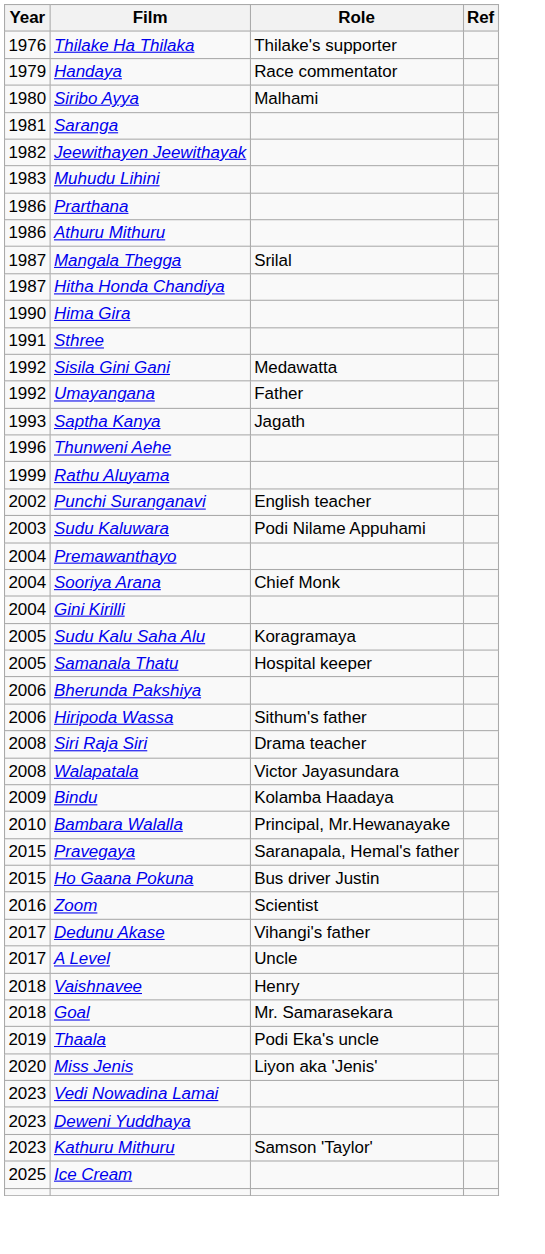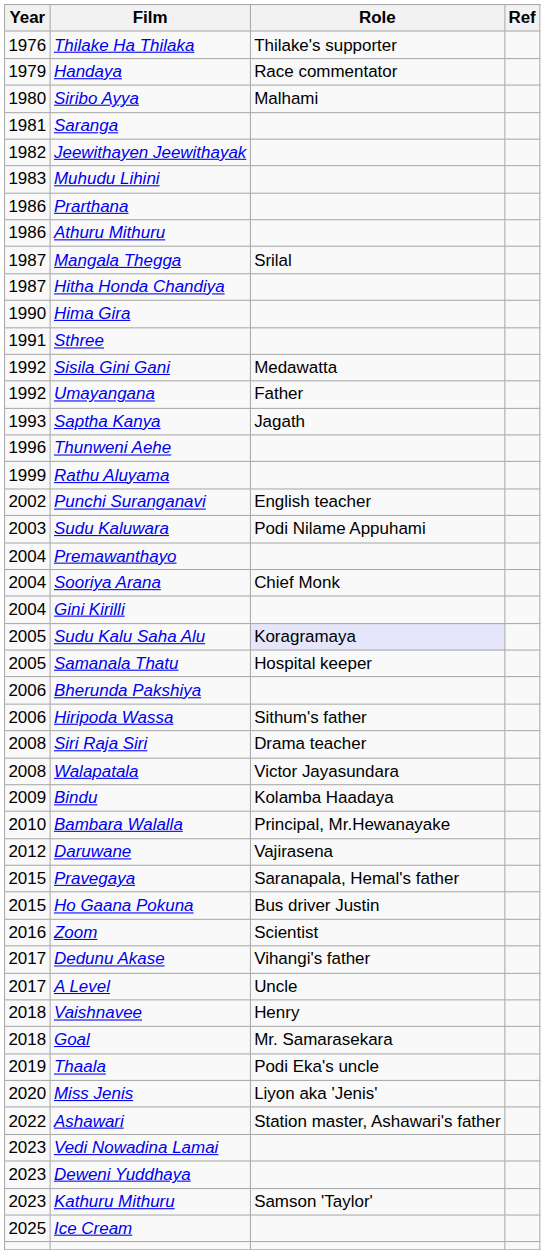(305, 636) no background -> (305, 636) lavender background
+ row: (27, 851)
+ row: (27, 1120)
